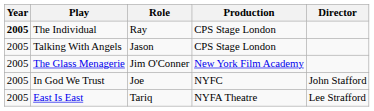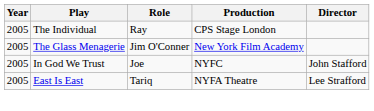(18, 30) bold -> (18, 30) normal
- row: (77, 47)
